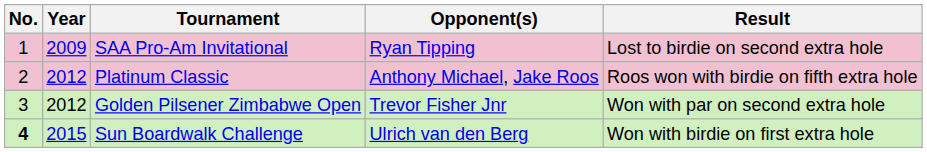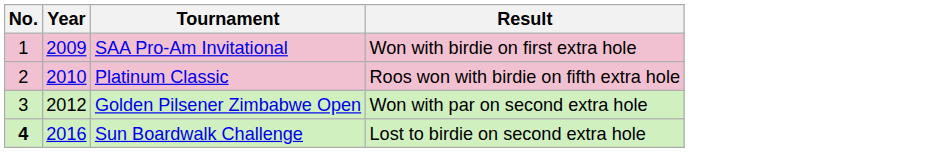- column: (484, 19)
(745, 48) Lost to birdie on second extra hole -> (503, 48) Won with birdie on first extra hole
(66, 76) 2012 -> (66, 76) 2010
(66, 134) 2015 -> (66, 134) 2016
(741, 134) Won with birdie on first extra hole -> (508, 134) Lost to birdie on second extra hole
